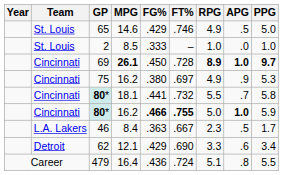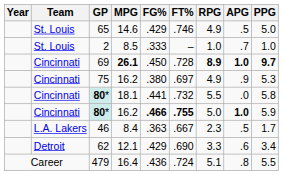(244, 46) .0 -> (244, 46) .7
(244, 96) .7 -> (244, 96) .0
